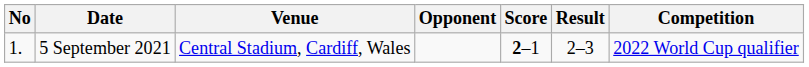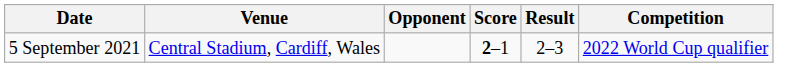- column: (20, 18)
